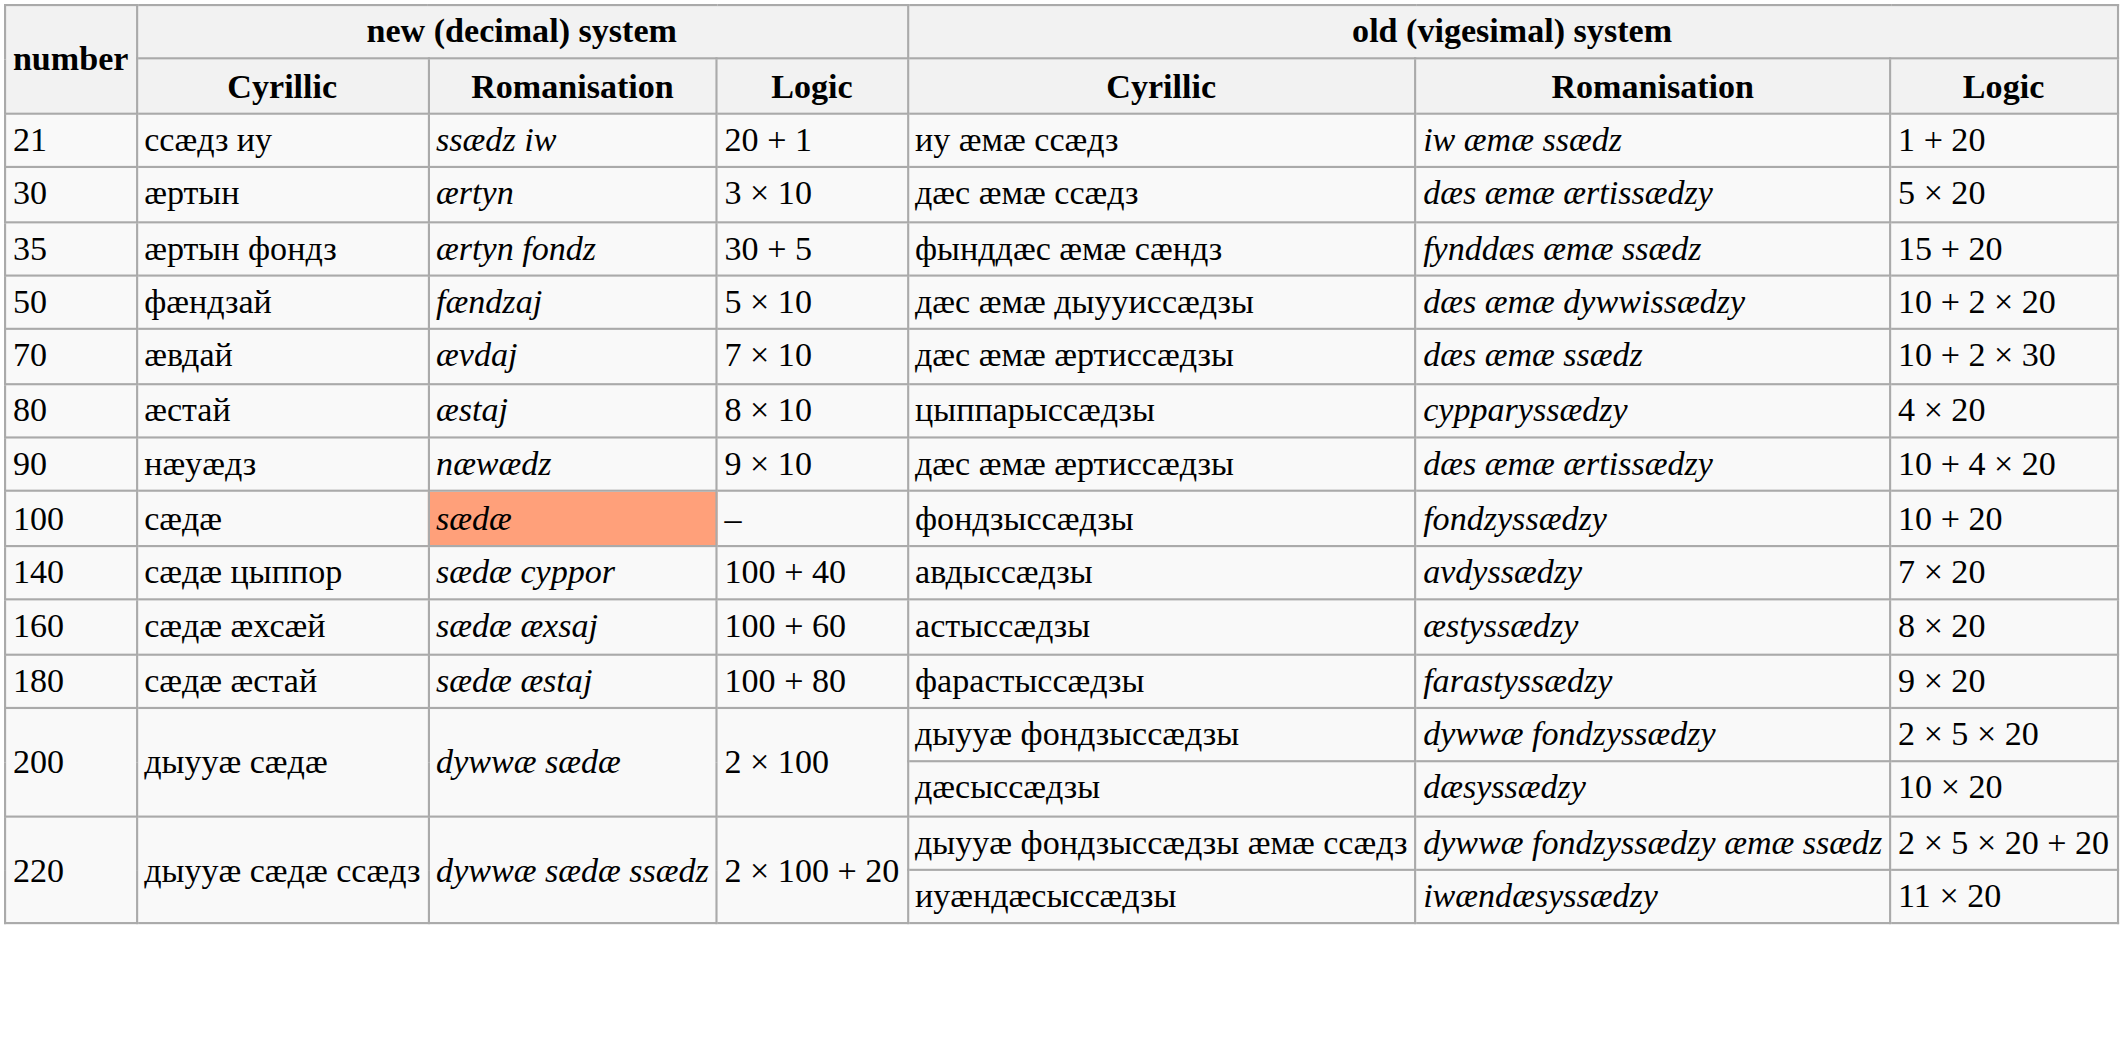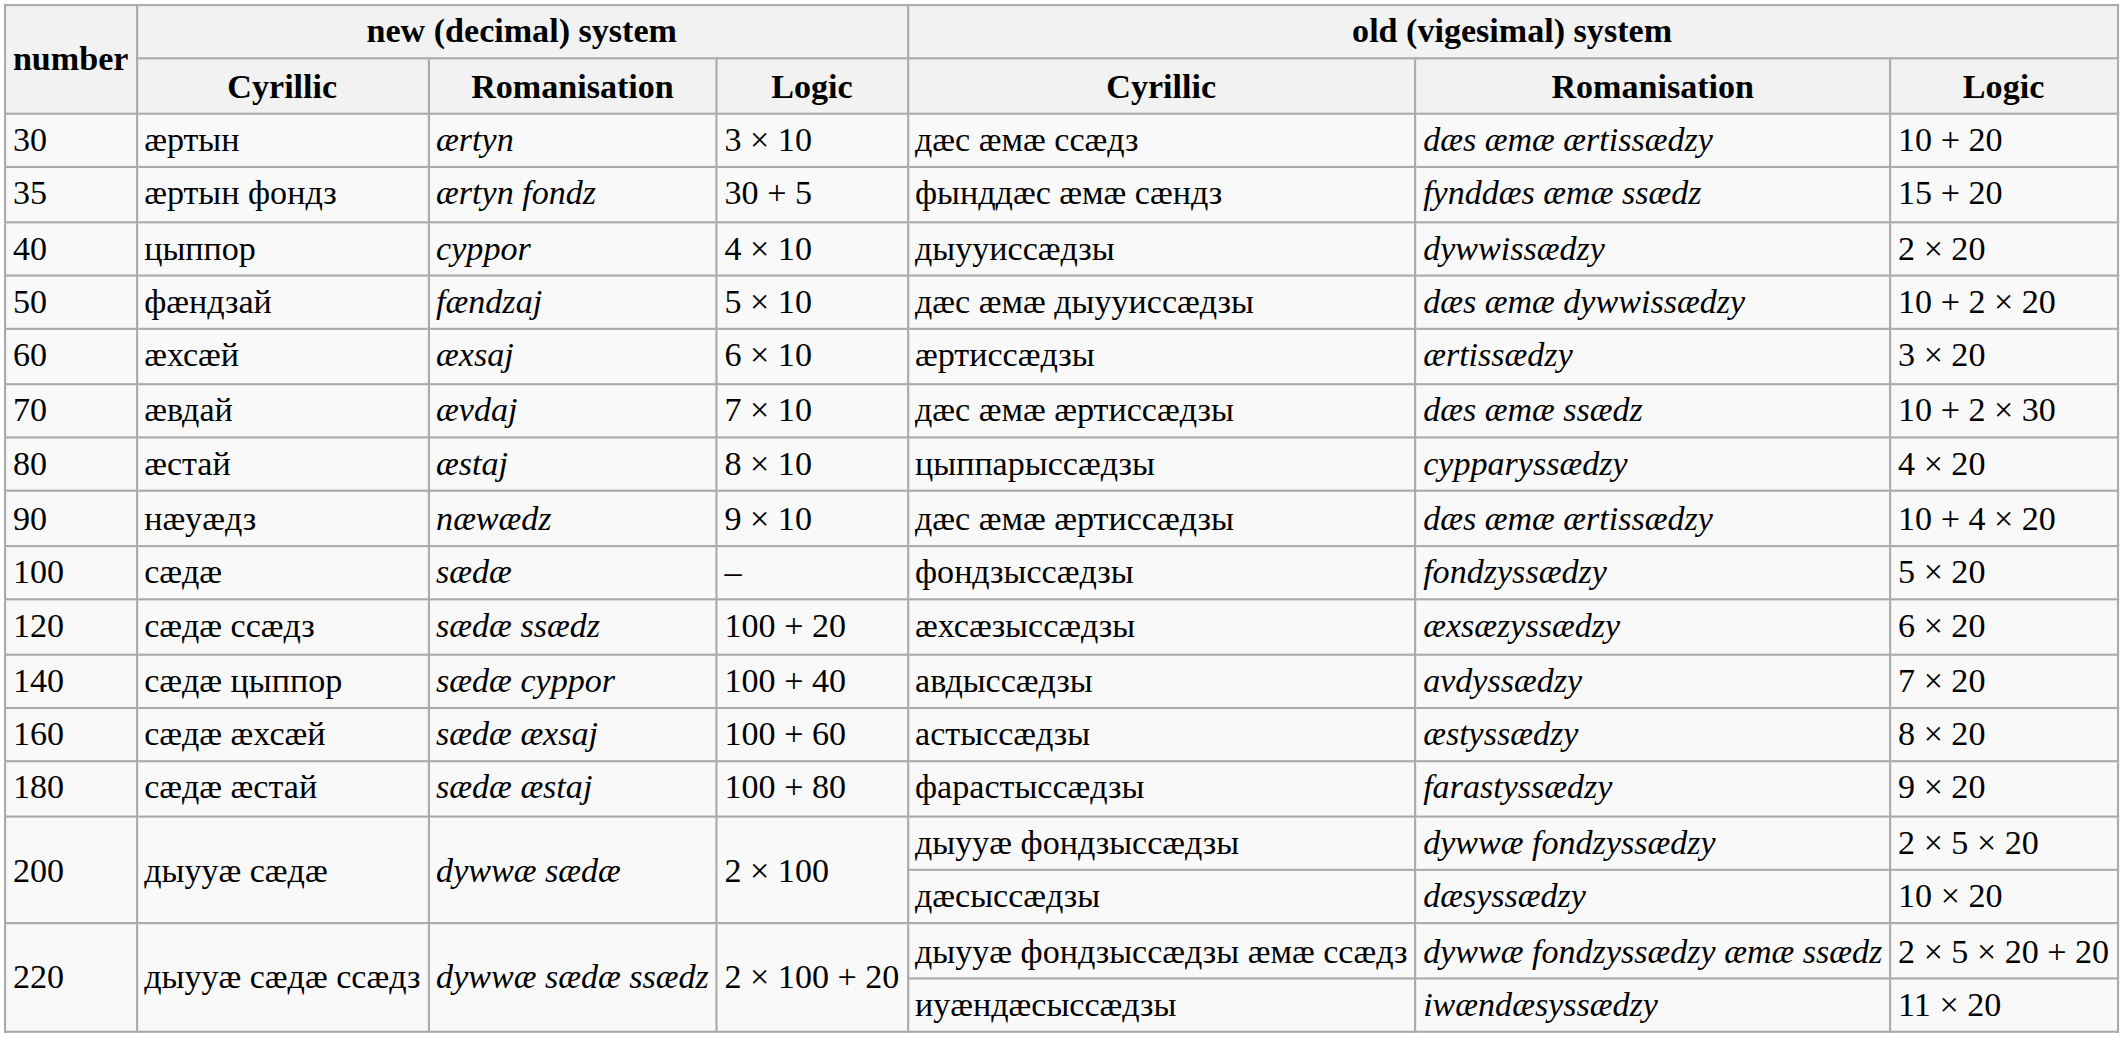- row: (30, 139)
(1942, 193) 5 × 20 -> (1950, 139) 10 + 20
+ row: (30, 247)
+ row: (30, 355)
(474, 517) lightsalmon background -> (474, 572) no background
(1950, 517) 10 + 20 -> (1942, 572) 5 × 20
+ row: (38, 626)
